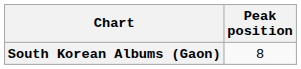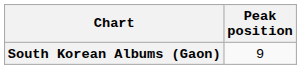(260, 54) 8 -> (260, 54) 9
